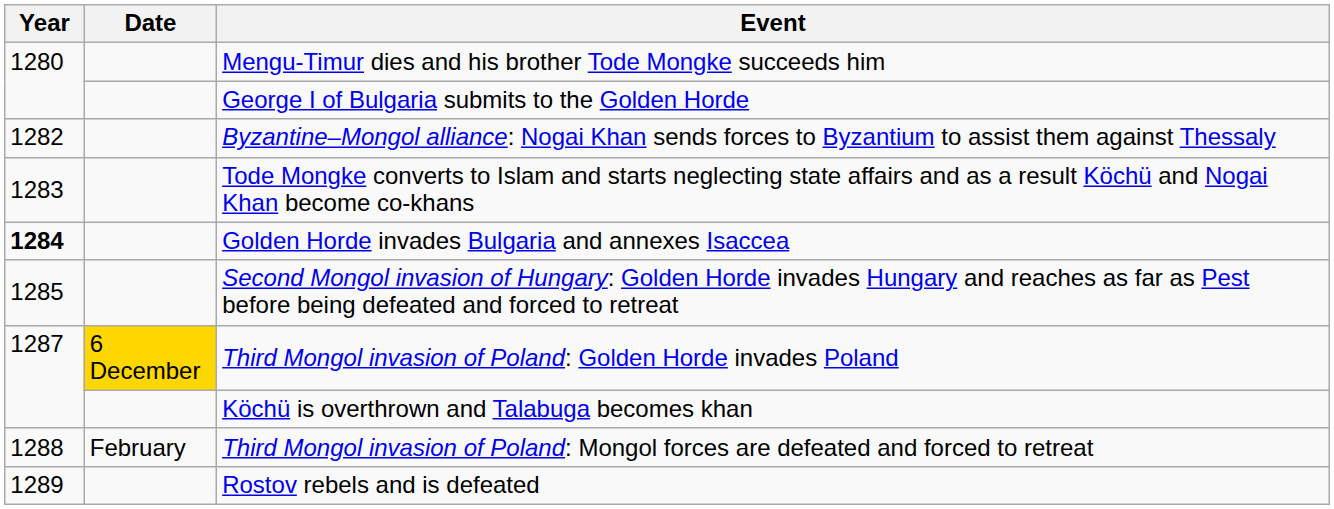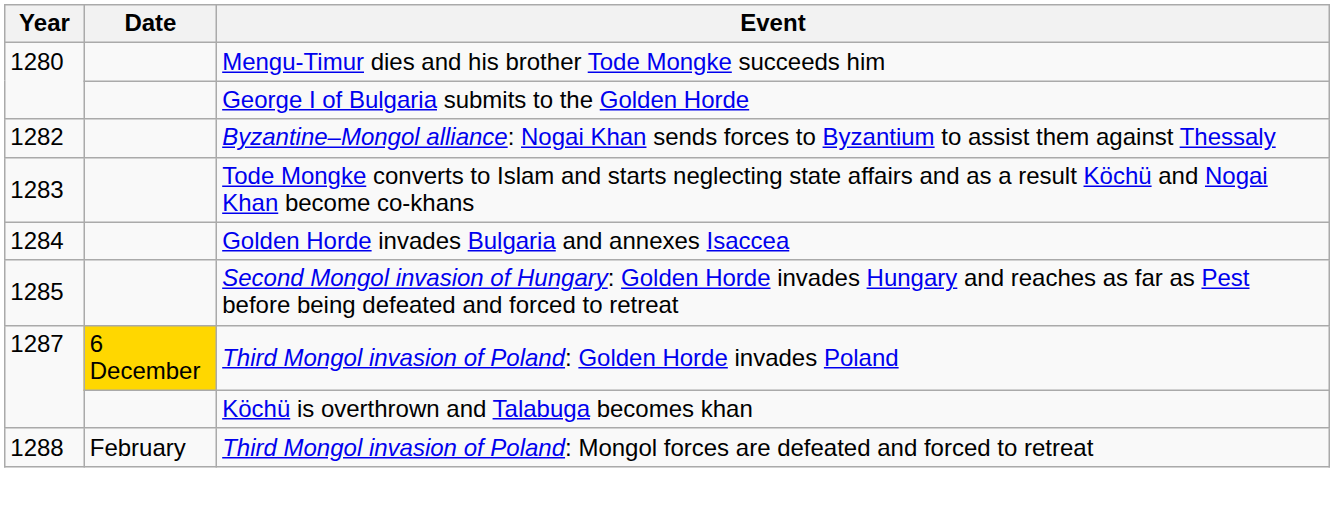(37, 240) bold -> (37, 240) normal
- row: (381, 485)
